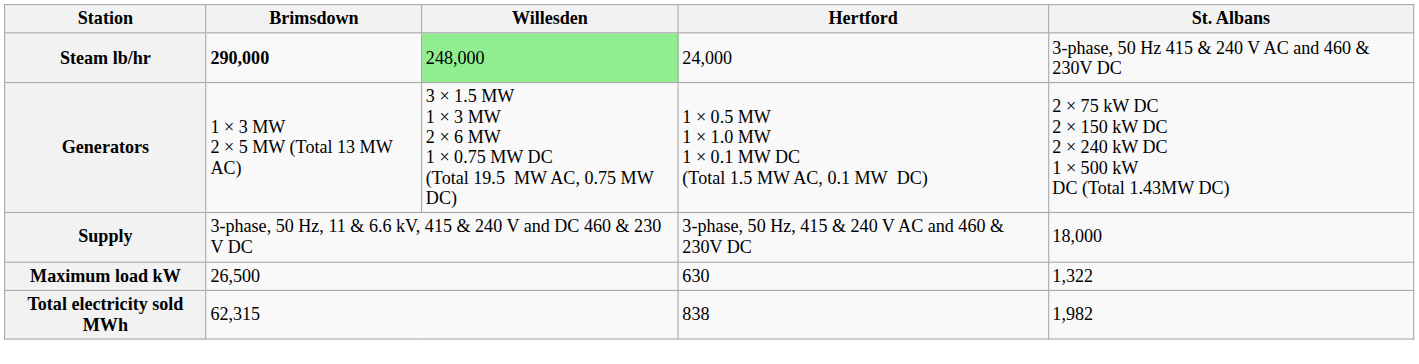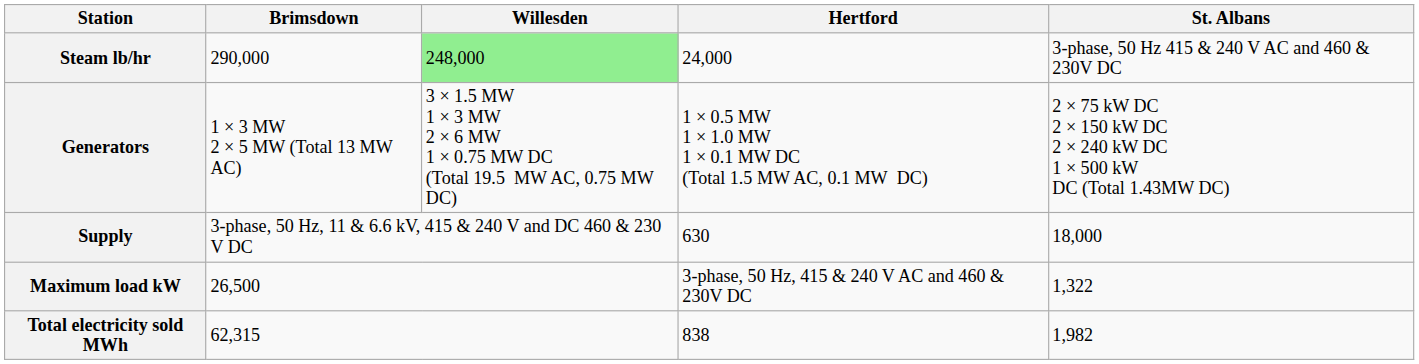(240, 57) bold -> (240, 57) normal
(843, 237) 3-phase, 50 Hz, 415 & 240 V AC and 460 & 230V DC -> (696, 237) 630
(696, 275) 630 -> (843, 286) 3-phase, 50 Hz, 415 & 240 V AC and 460 & 230V DC
